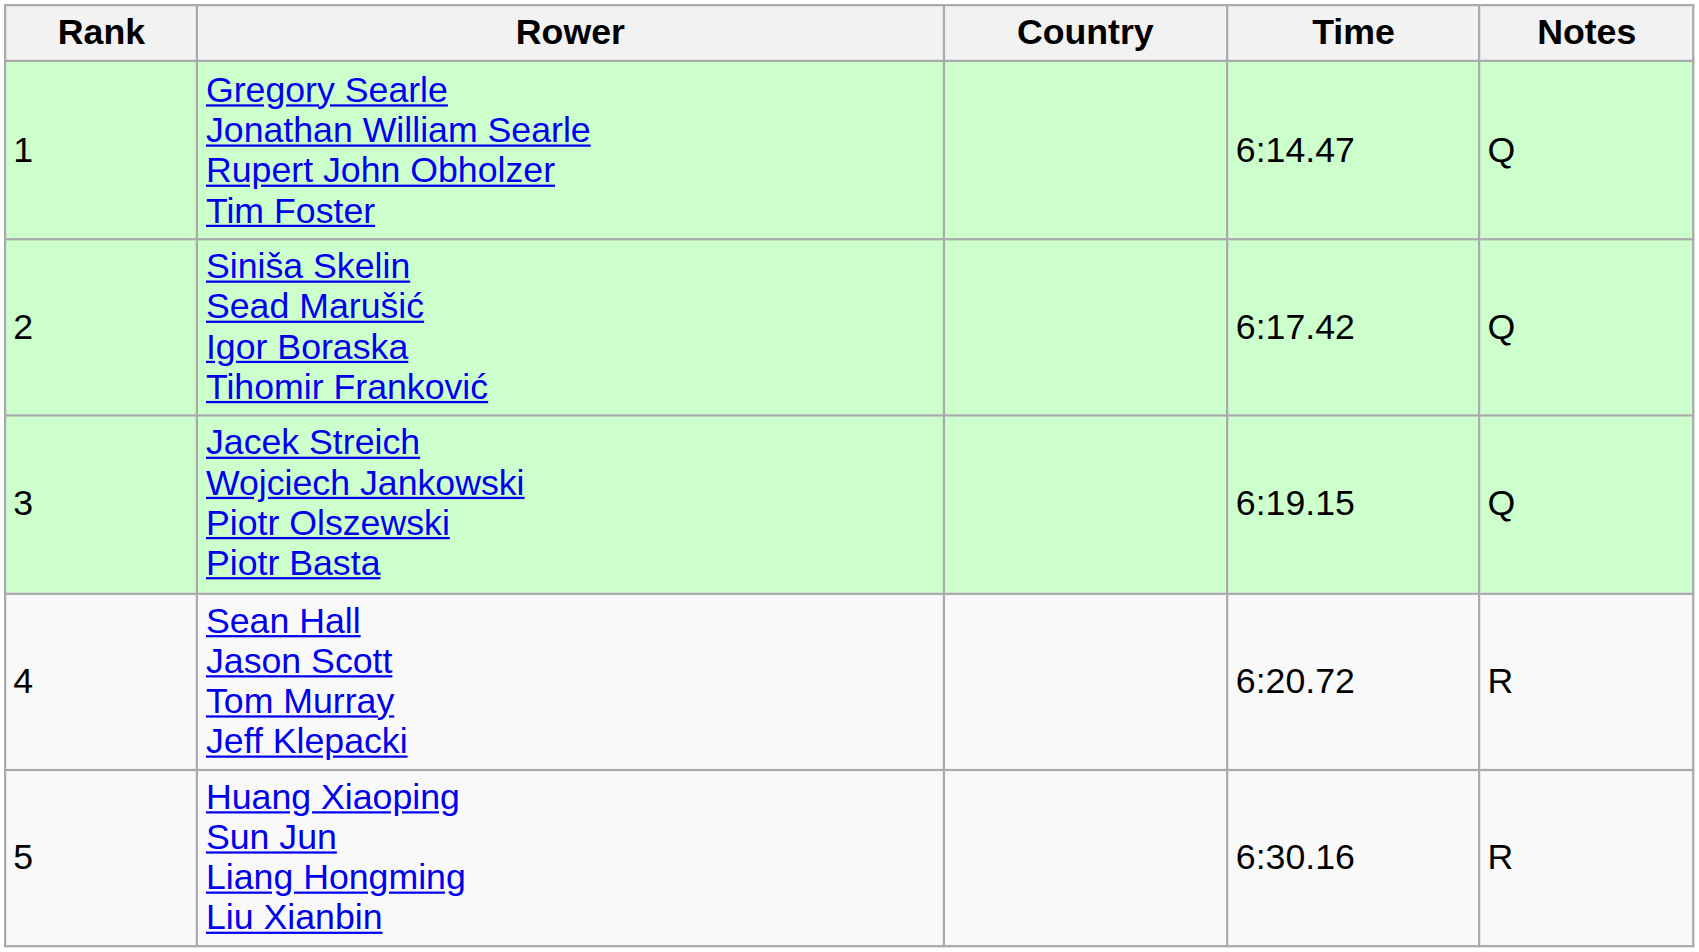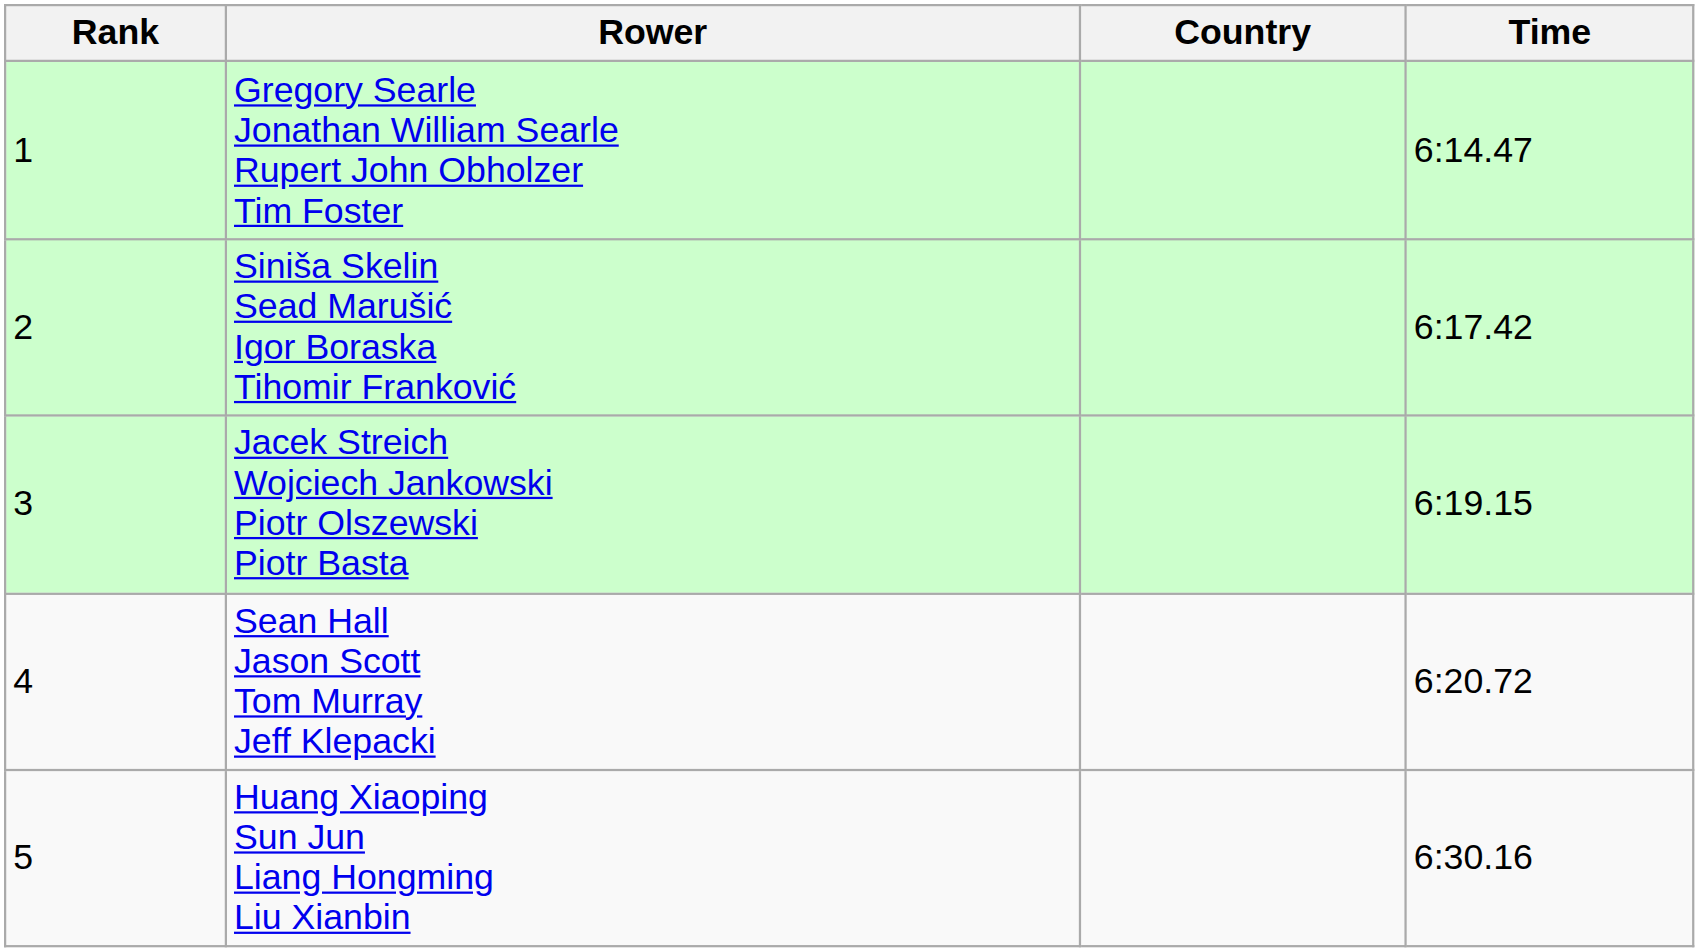- column: (1587, 32)
